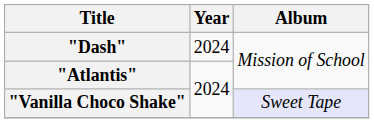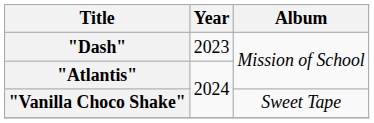(212, 46) 2024 -> (212, 46) 2023
(301, 103) lavender background -> (301, 103) no background
